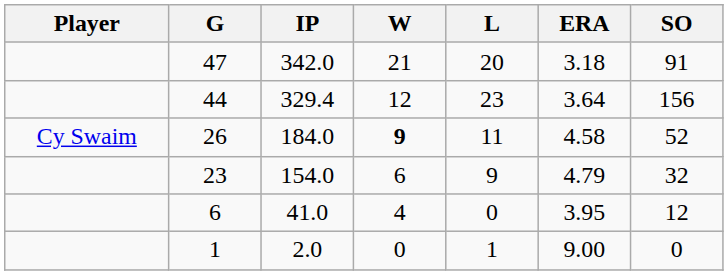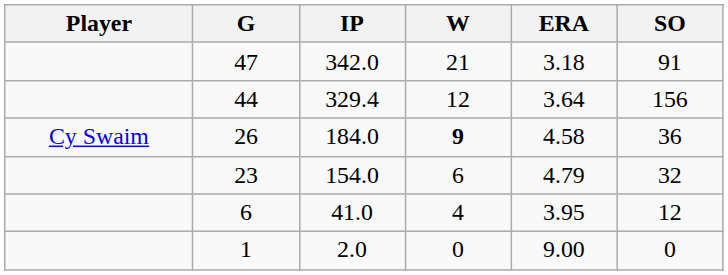- column: (492, 23)
(677, 136) 52 -> (670, 136) 36
